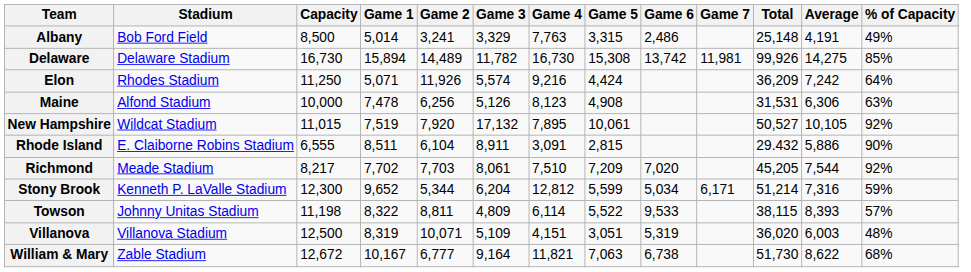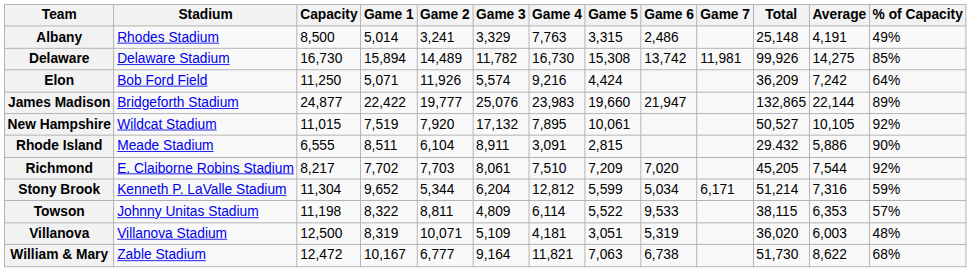(162, 37) Bob Ford Field -> (168, 37) Rhodes Stadium
(168, 80) Rhodes Stadium -> (162, 80) Bob Ford Field
+ row: (59, 102)
- row: (59, 102)
(206, 146) E. Claiborne Robins Stadium -> (165, 146) Meade Stadium
(165, 168) Meade Stadium -> (206, 168) E. Claiborne Robins Stadium
(321, 189) 12,300 -> (321, 189) 11,304
(822, 211) 8,393 -> (830, 211) 6,353
(549, 233) 4,151 -> (549, 233) 4,181
(321, 255) 12,672 -> (321, 255) 12,472
